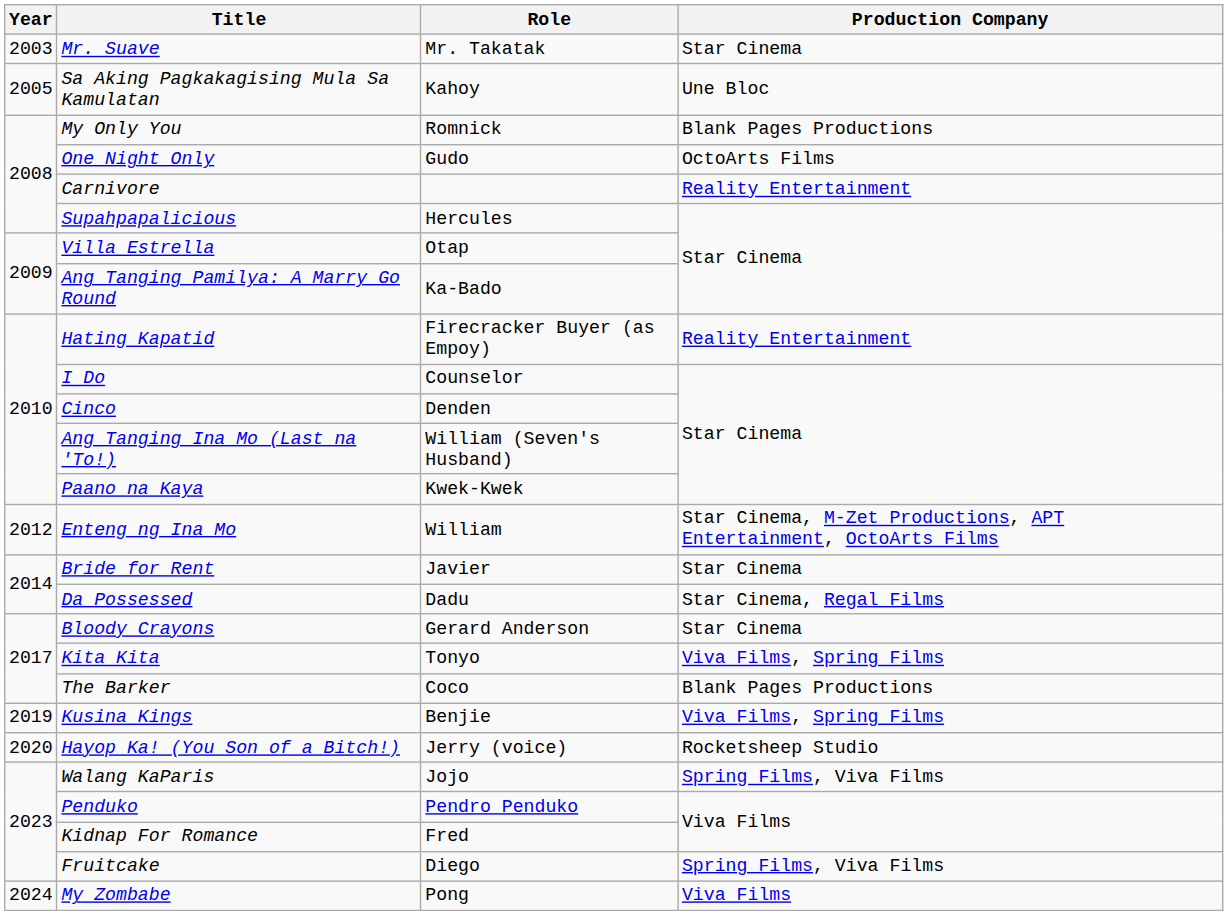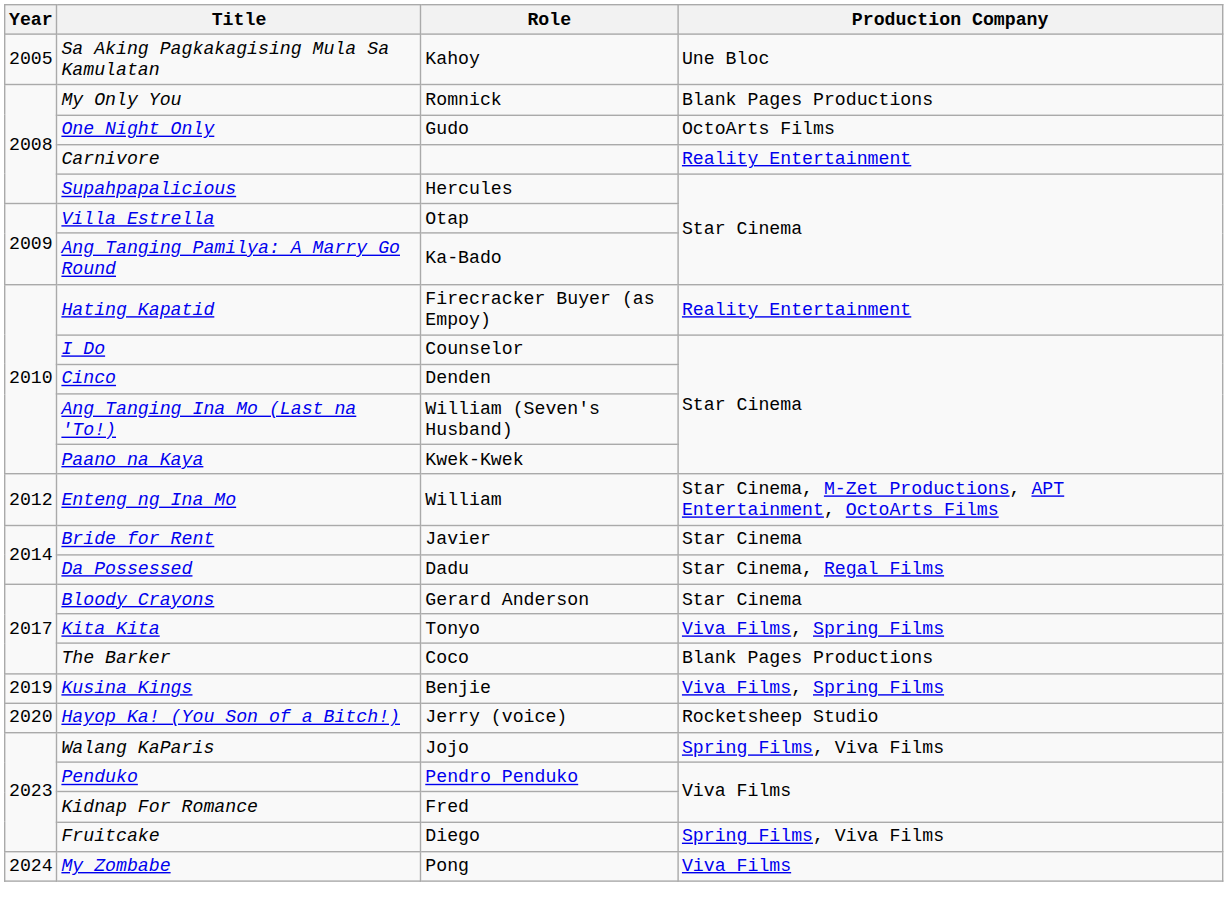- row: (111, 49)
